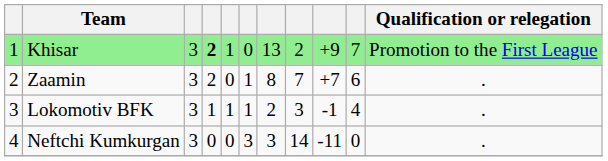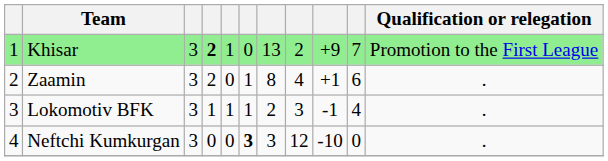(299, 79) 7 -> (299, 79) 4
(330, 79) +7 -> (330, 79) +1
(248, 140) normal -> (248, 140) bold
(299, 140) 14 -> (299, 140) 12
(330, 140) -11 -> (330, 140) -10
